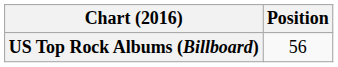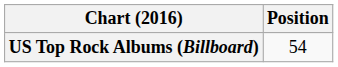(298, 47) 56 -> (298, 47) 54
